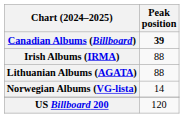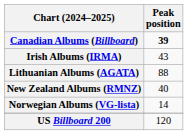(159, 56) 88 -> (163, 56) 43
+ row: (74, 89)
